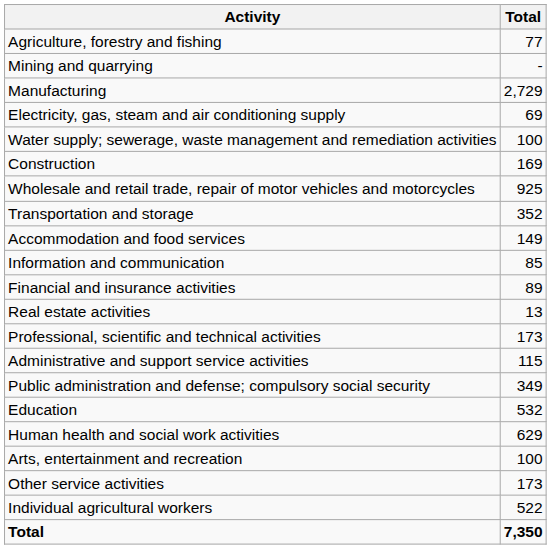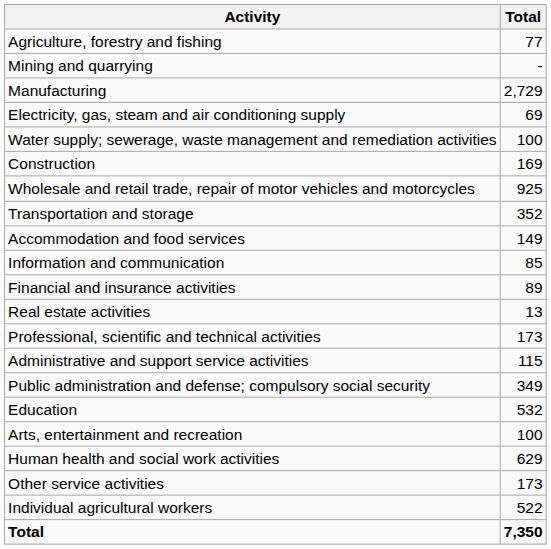rows swapped: (144, 434) <-> (125, 459)
